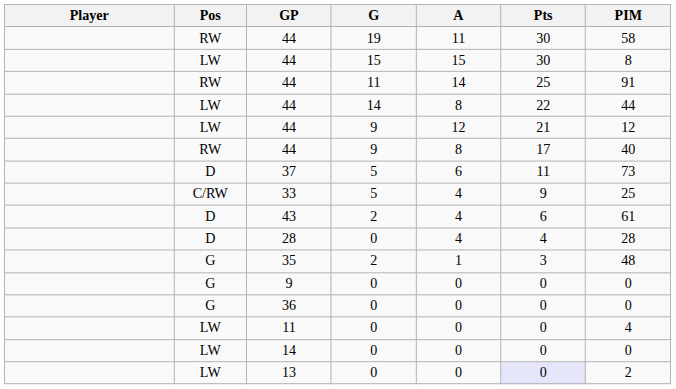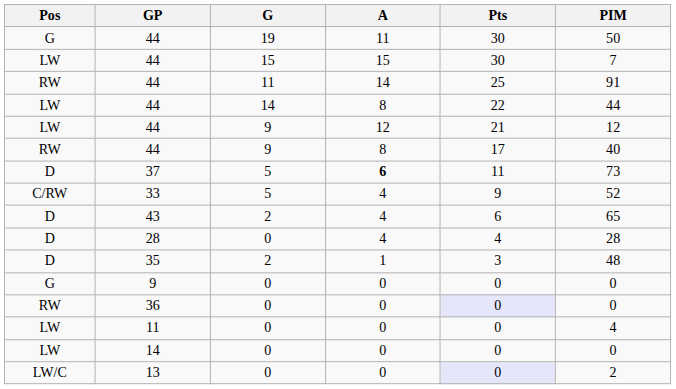- column: (89, 15)
(210, 37) RW -> (50, 37) G
(628, 37) 58 -> (613, 37) 50
(628, 60) 8 -> (613, 60) 7
(458, 171) normal -> (383, 171) bold
(628, 194) 25 -> (613, 194) 52
(628, 216) 61 -> (613, 216) 65
(210, 261) G -> (50, 261) D
(210, 305) G -> (50, 305) RW
(543, 305) no background -> (498, 305) lavender background
(210, 372) LW -> (50, 372) LW/C
